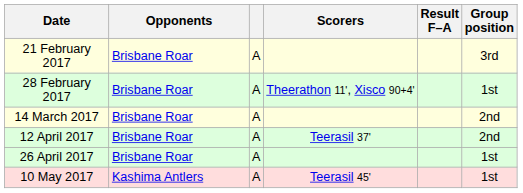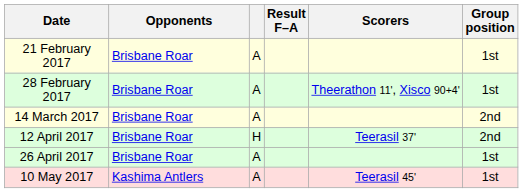columns swapped: (440, 21) <-> (340, 21)
(489, 55) 3rd -> (490, 55) 1st
(256, 137) A -> (257, 137) H
